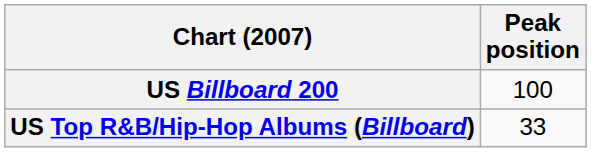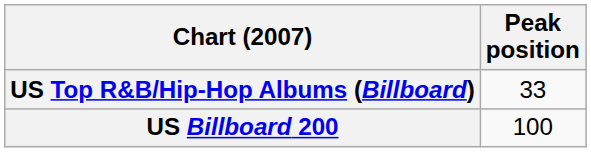rows swapped: (243, 89) <-> (243, 127)
